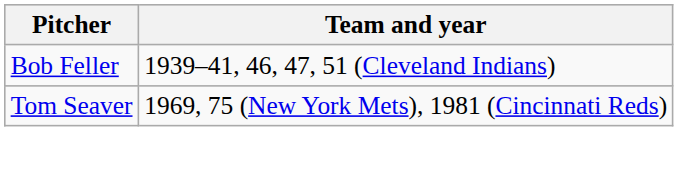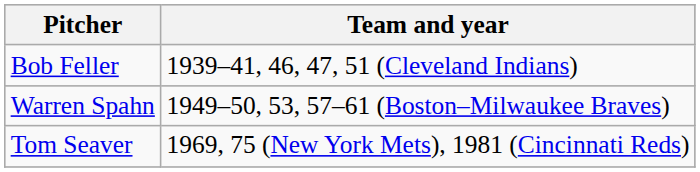+ row: (83, 105)
